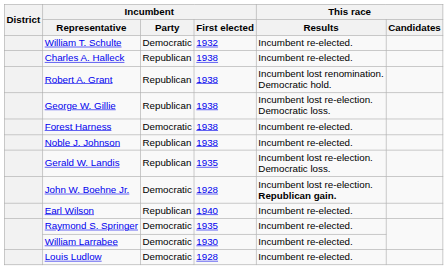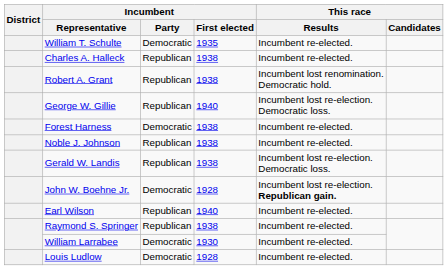(207, 43) 1932 -> (207, 43) 1935
(207, 106) 1938 -> (207, 106) 1940
(207, 163) 1935 -> (207, 163) 1938
(167, 226) Democratic -> (167, 226) Republican
(207, 226) 1935 -> (207, 226) 1938
